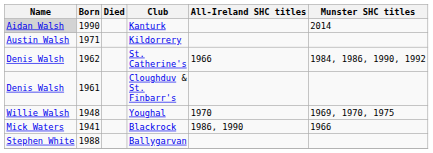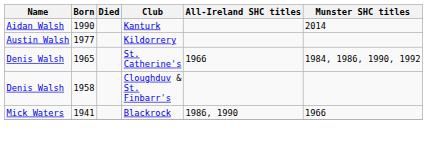(35, 26) lightgrey background -> (35, 26) no background
(89, 40) 1971 -> (84, 40) 1977
(89, 59) 1962 -> (84, 59) 1965
(89, 88) 1961 -> (84, 88) 1958
- row: (147, 113)
- row: (158, 141)
